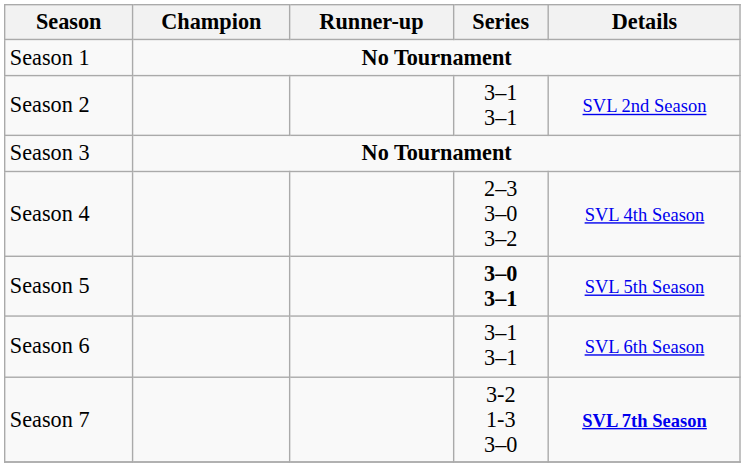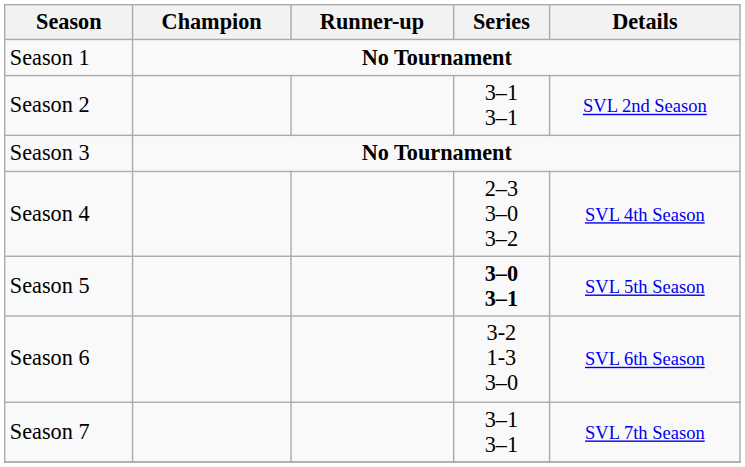(501, 346) 3–1 3–1 -> (501, 358) 3-2 1-3 3–0
(501, 419) 3-2 1-3 3–0 -> (501, 431) 3–1 3–1
(644, 419) bold -> (645, 433) normal
